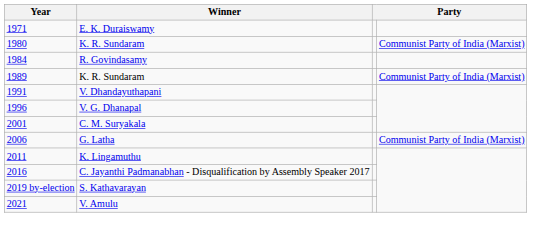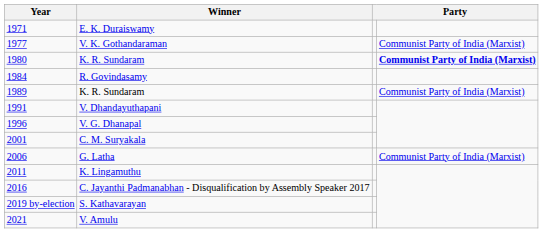+ row: (17, 44)
(452, 44) normal -> (457, 60) bold
